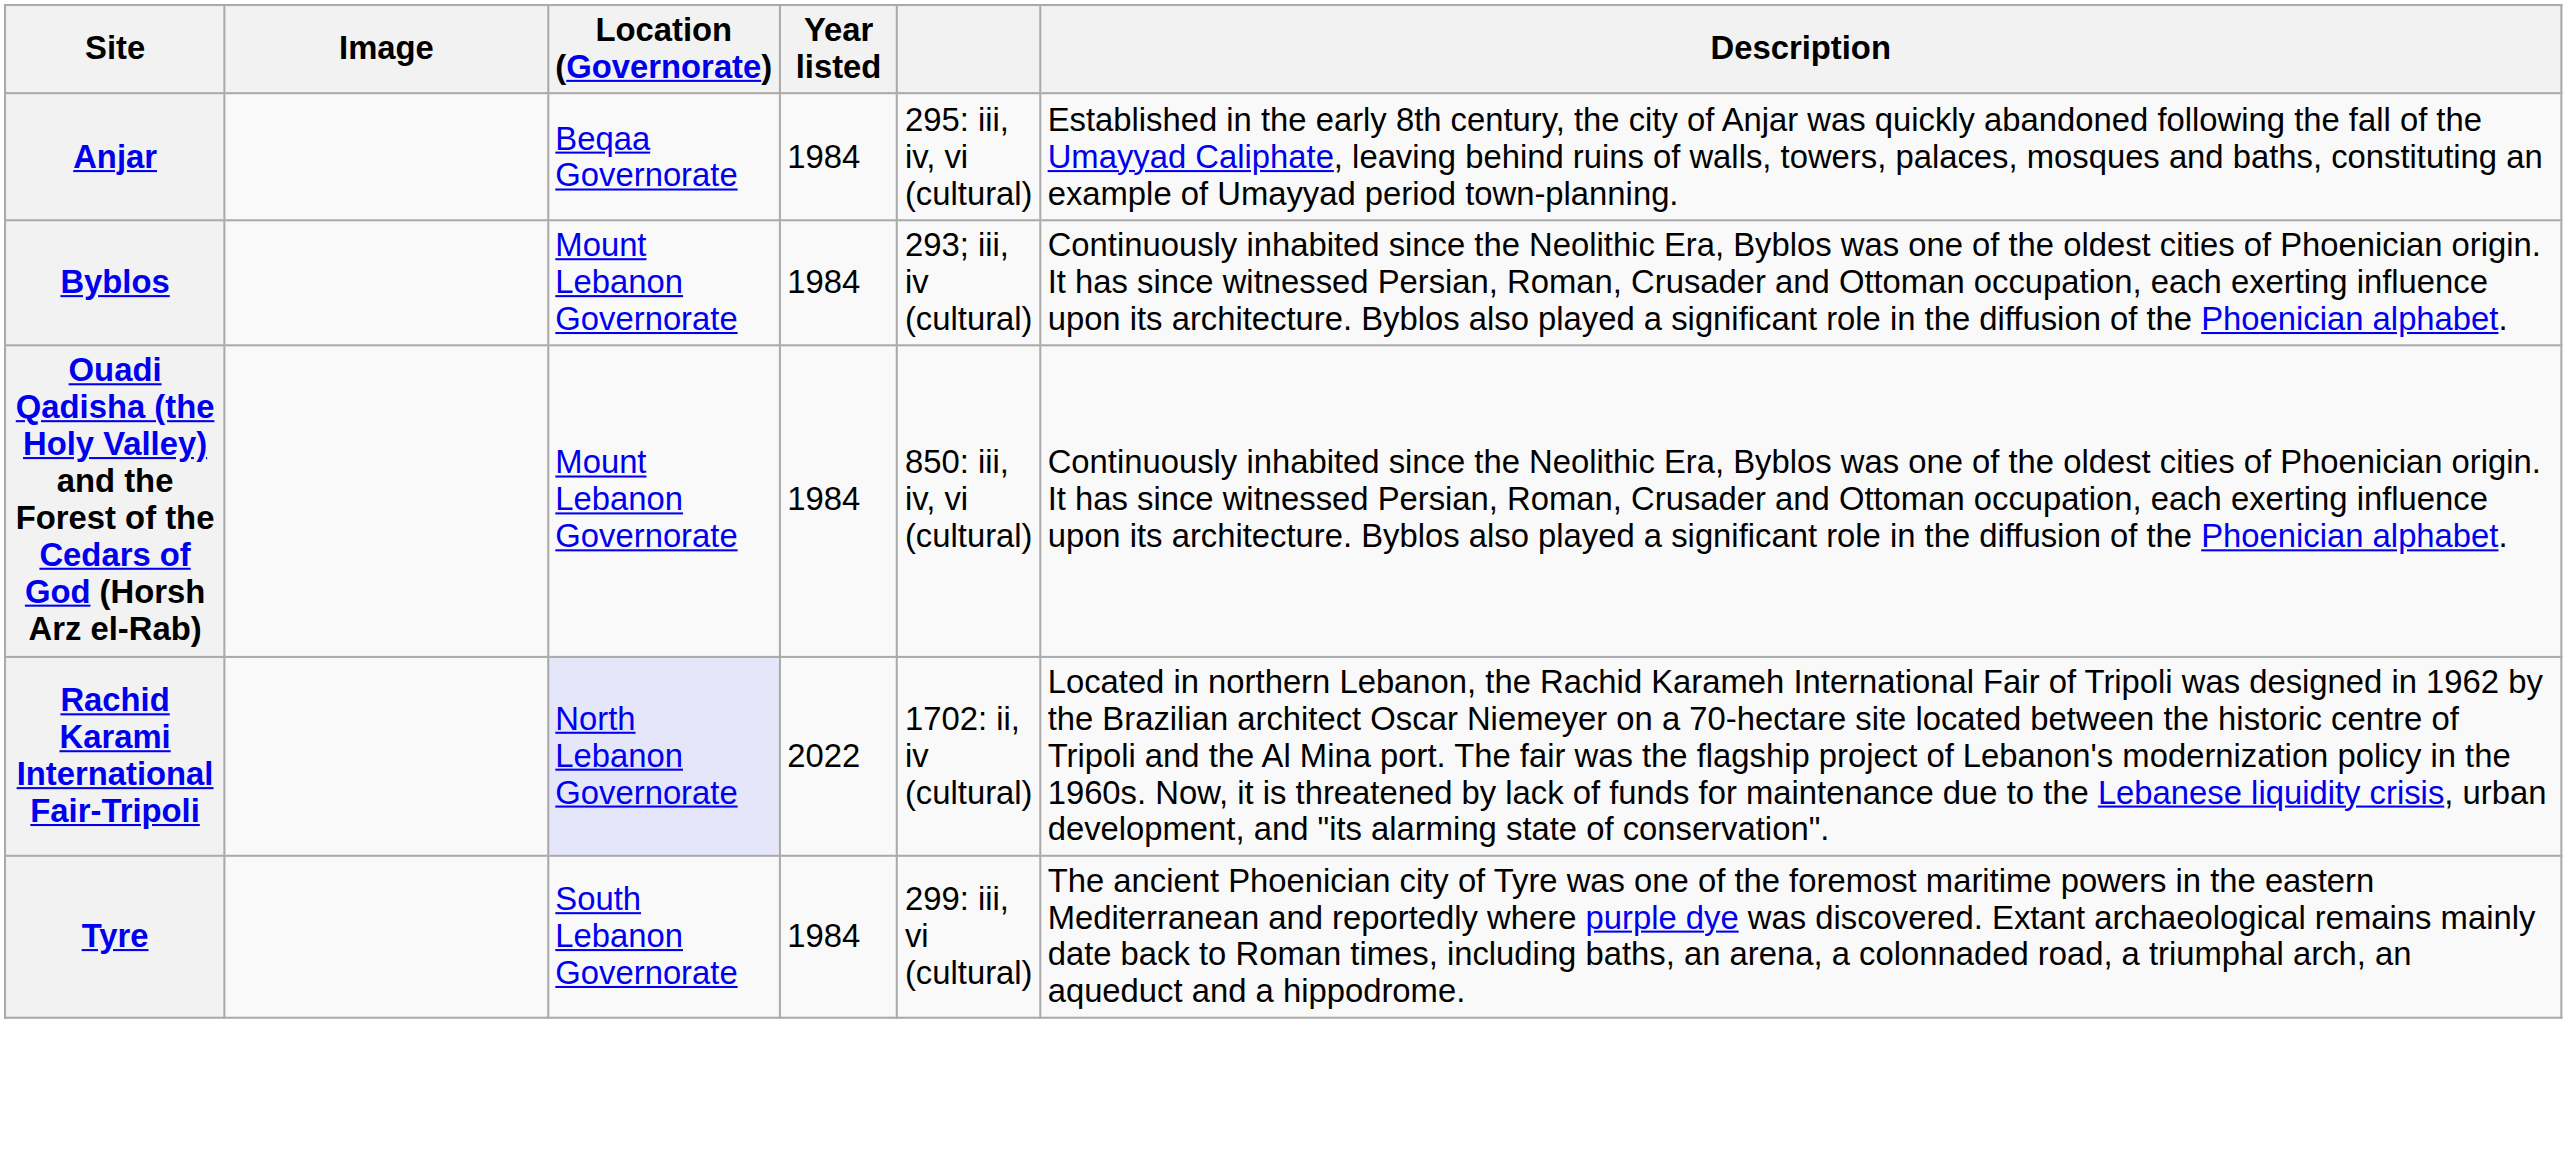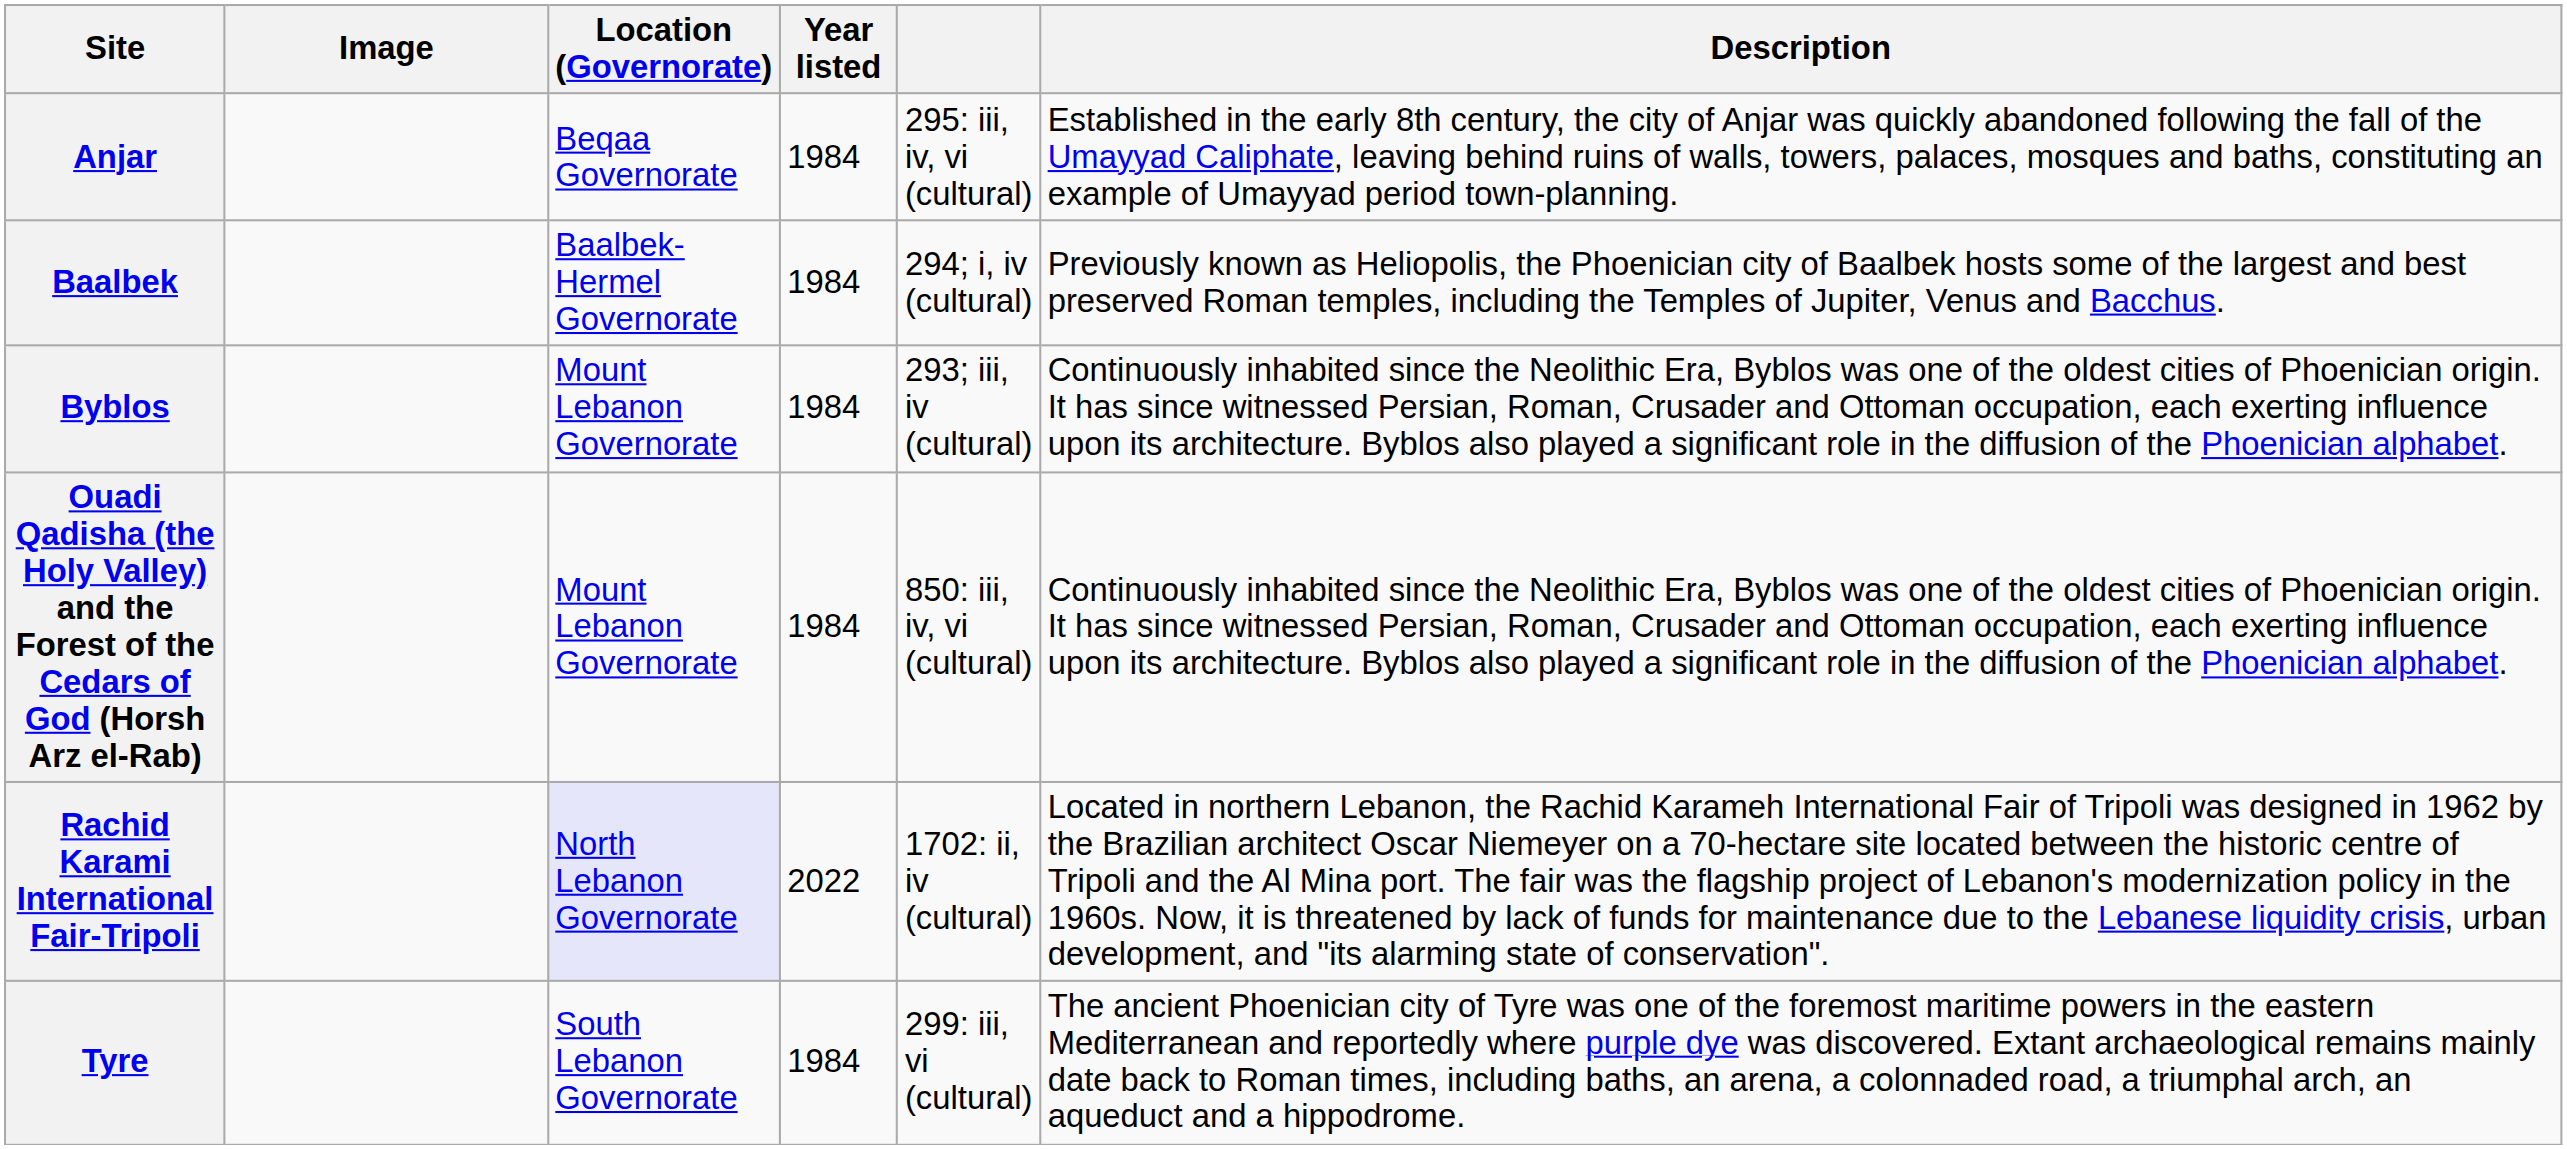+ row: (115, 282)
